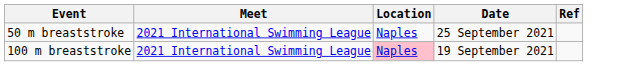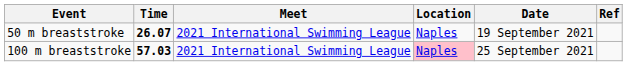+ column: (154, 14)
(495, 32) 25 September 2021 -> (535, 32) 19 September 2021
(495, 51) 19 September 2021 -> (535, 51) 25 September 2021
